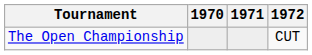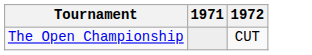- column: (207, 16)
